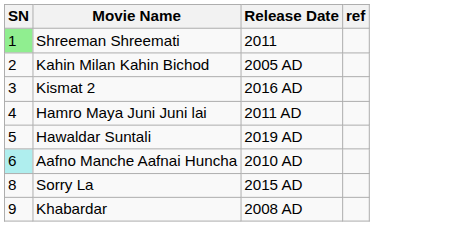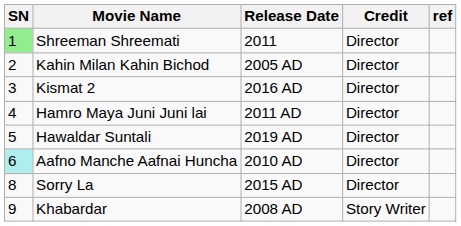+ column: (386, 16)
